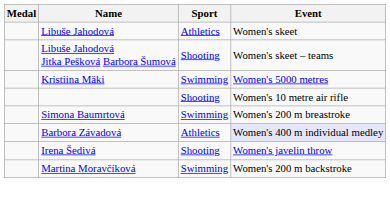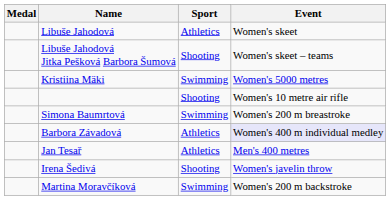+ row: (61, 150)
